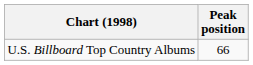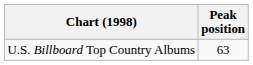(223, 49) 66 -> (223, 49) 63
